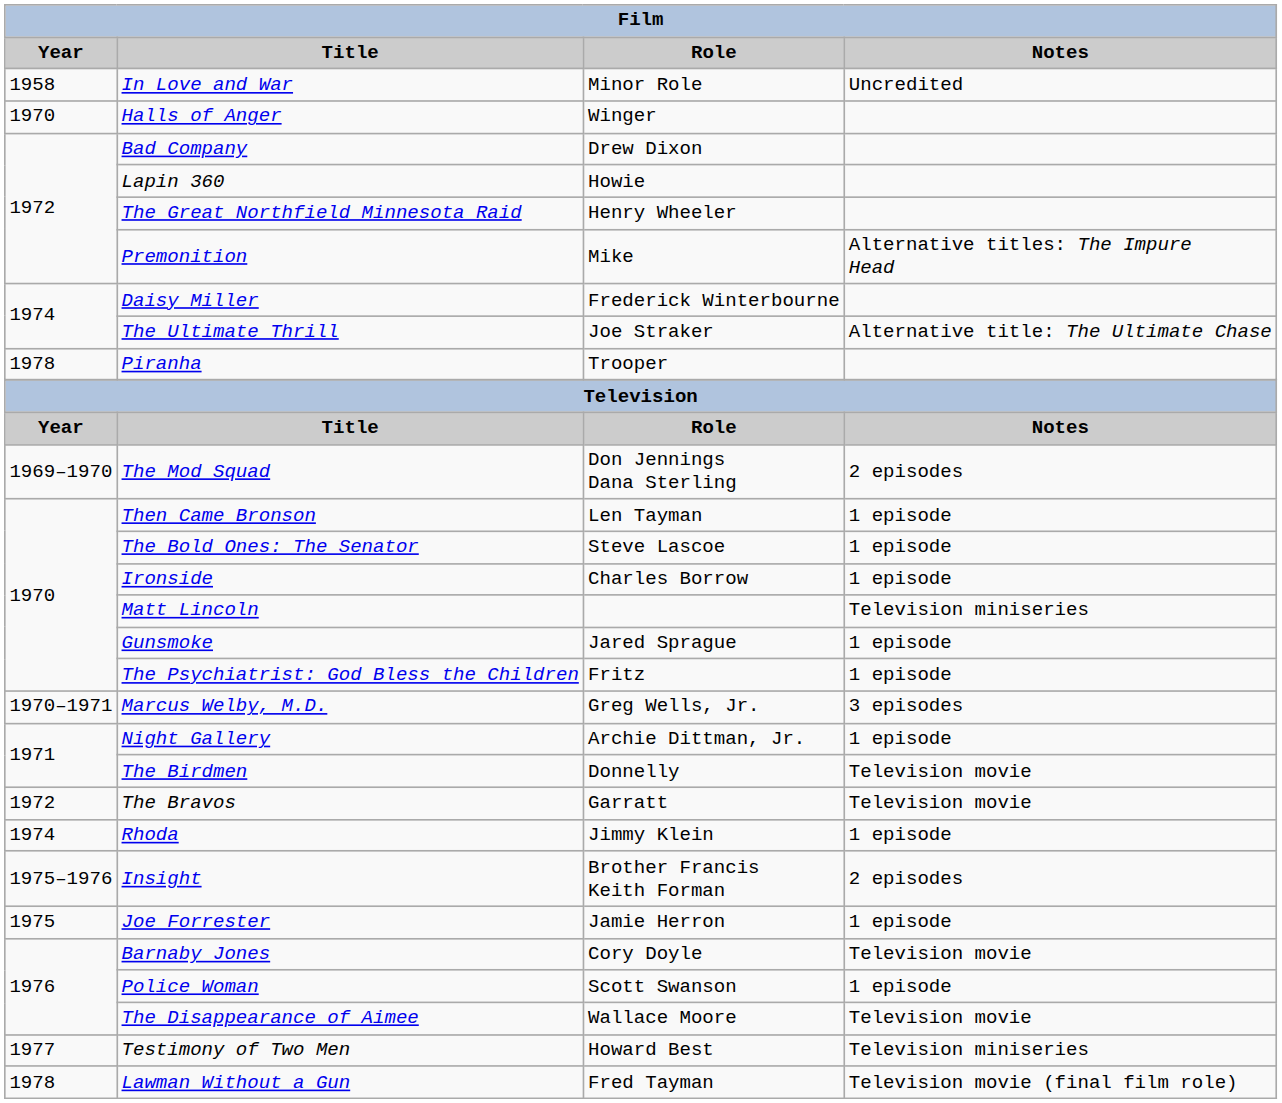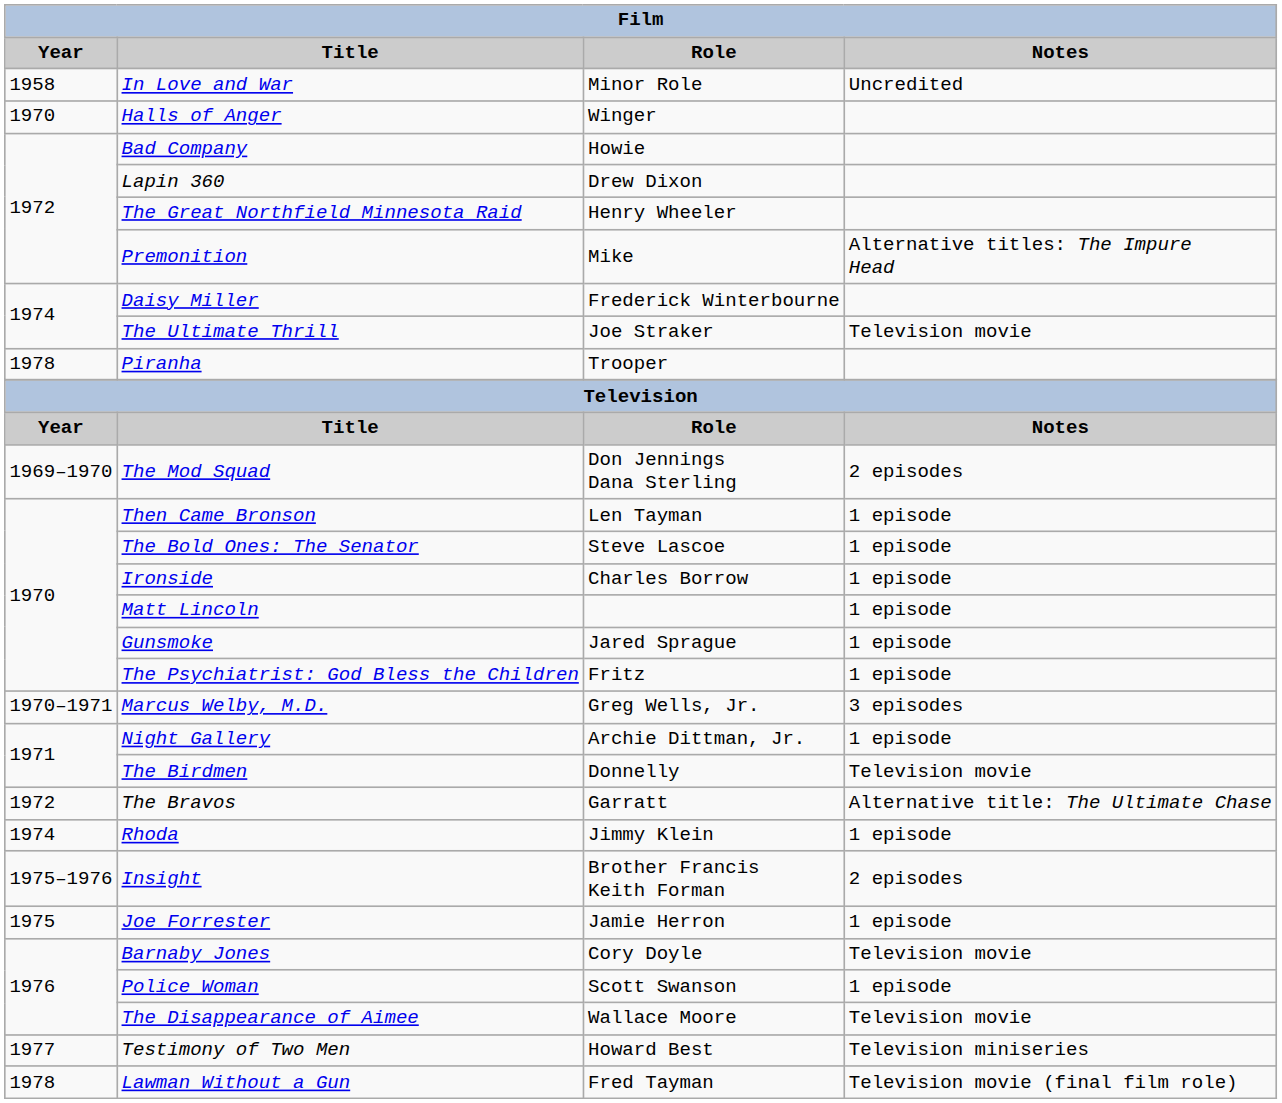(645, 149) Drew Dixon -> (617, 149) Howie
(617, 181) Howie -> (645, 181) Drew Dixon
(1060, 332) Alternative title: The Ultimate Chase -> (940, 332) Television movie
(969, 611) Television miniseries -> (900, 611) 1 episode
(940, 803) Television movie -> (1060, 803) Alternative title: The Ultimate Chase
